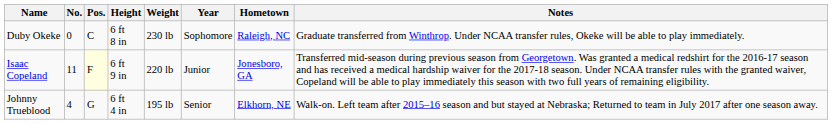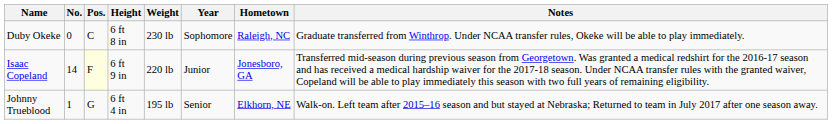(72, 70) 11 -> (72, 70) 14
(69, 104) 4 -> (69, 104) 1
